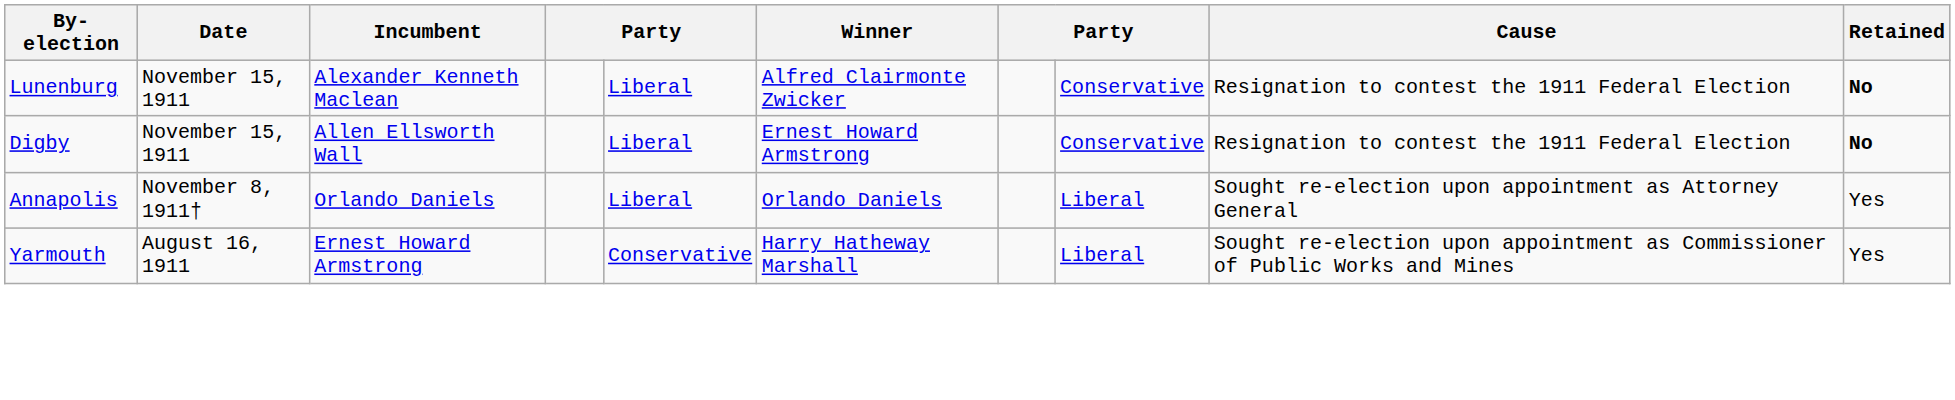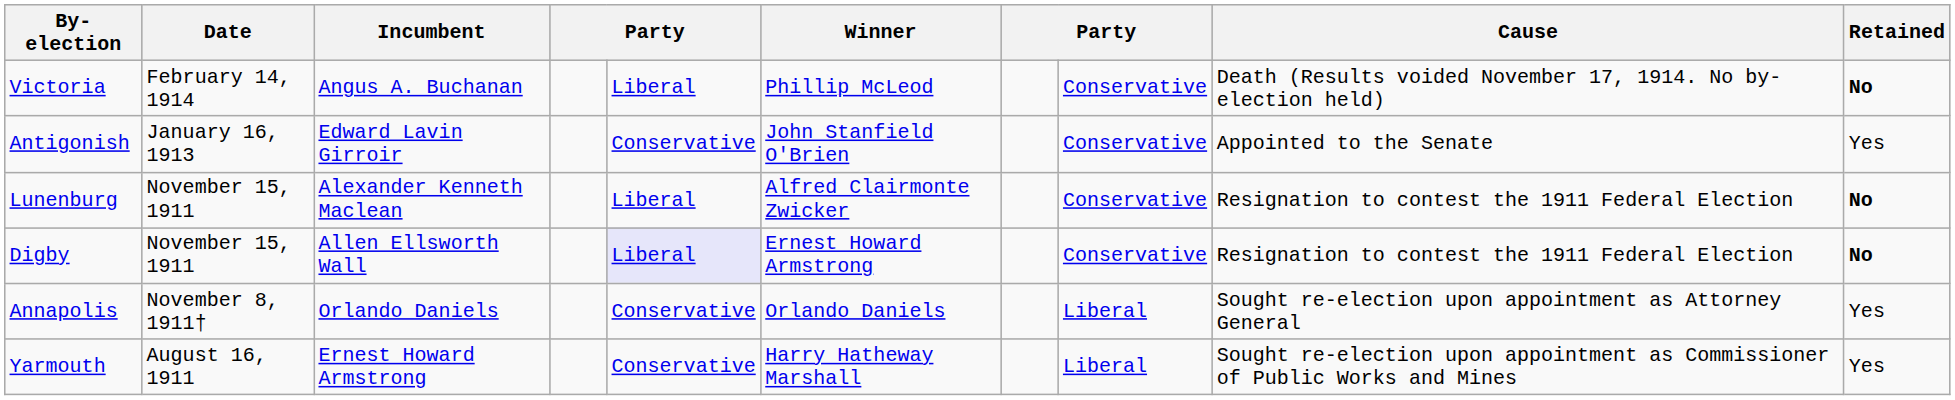+ row: (58, 88)
+ row: (70, 144)
(650, 144) no background -> (654, 256) lavender background
(650, 200) Liberal -> (684, 311) Conservative
